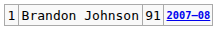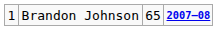(153, 15) 91 -> (153, 15) 65
